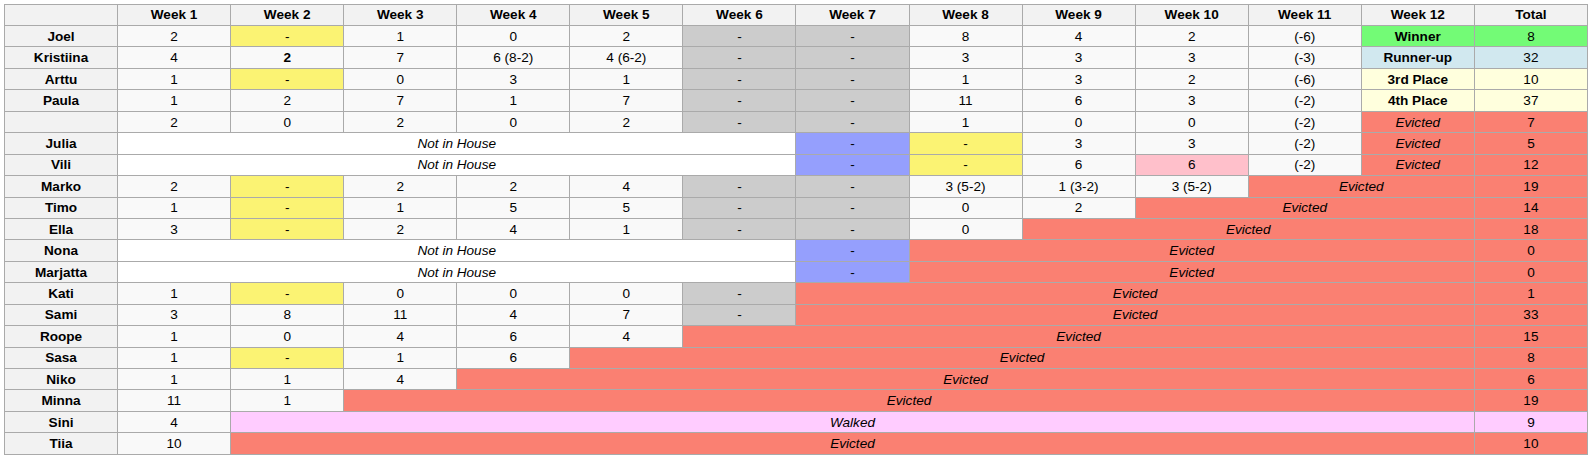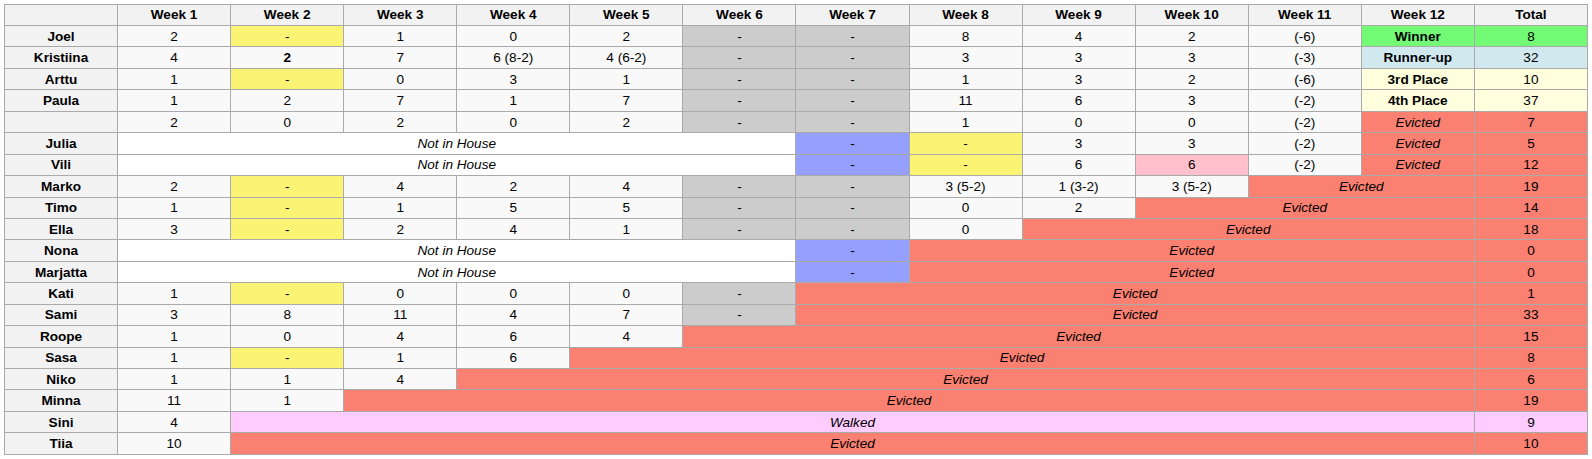(400, 186) 2 -> (400, 186) 4
